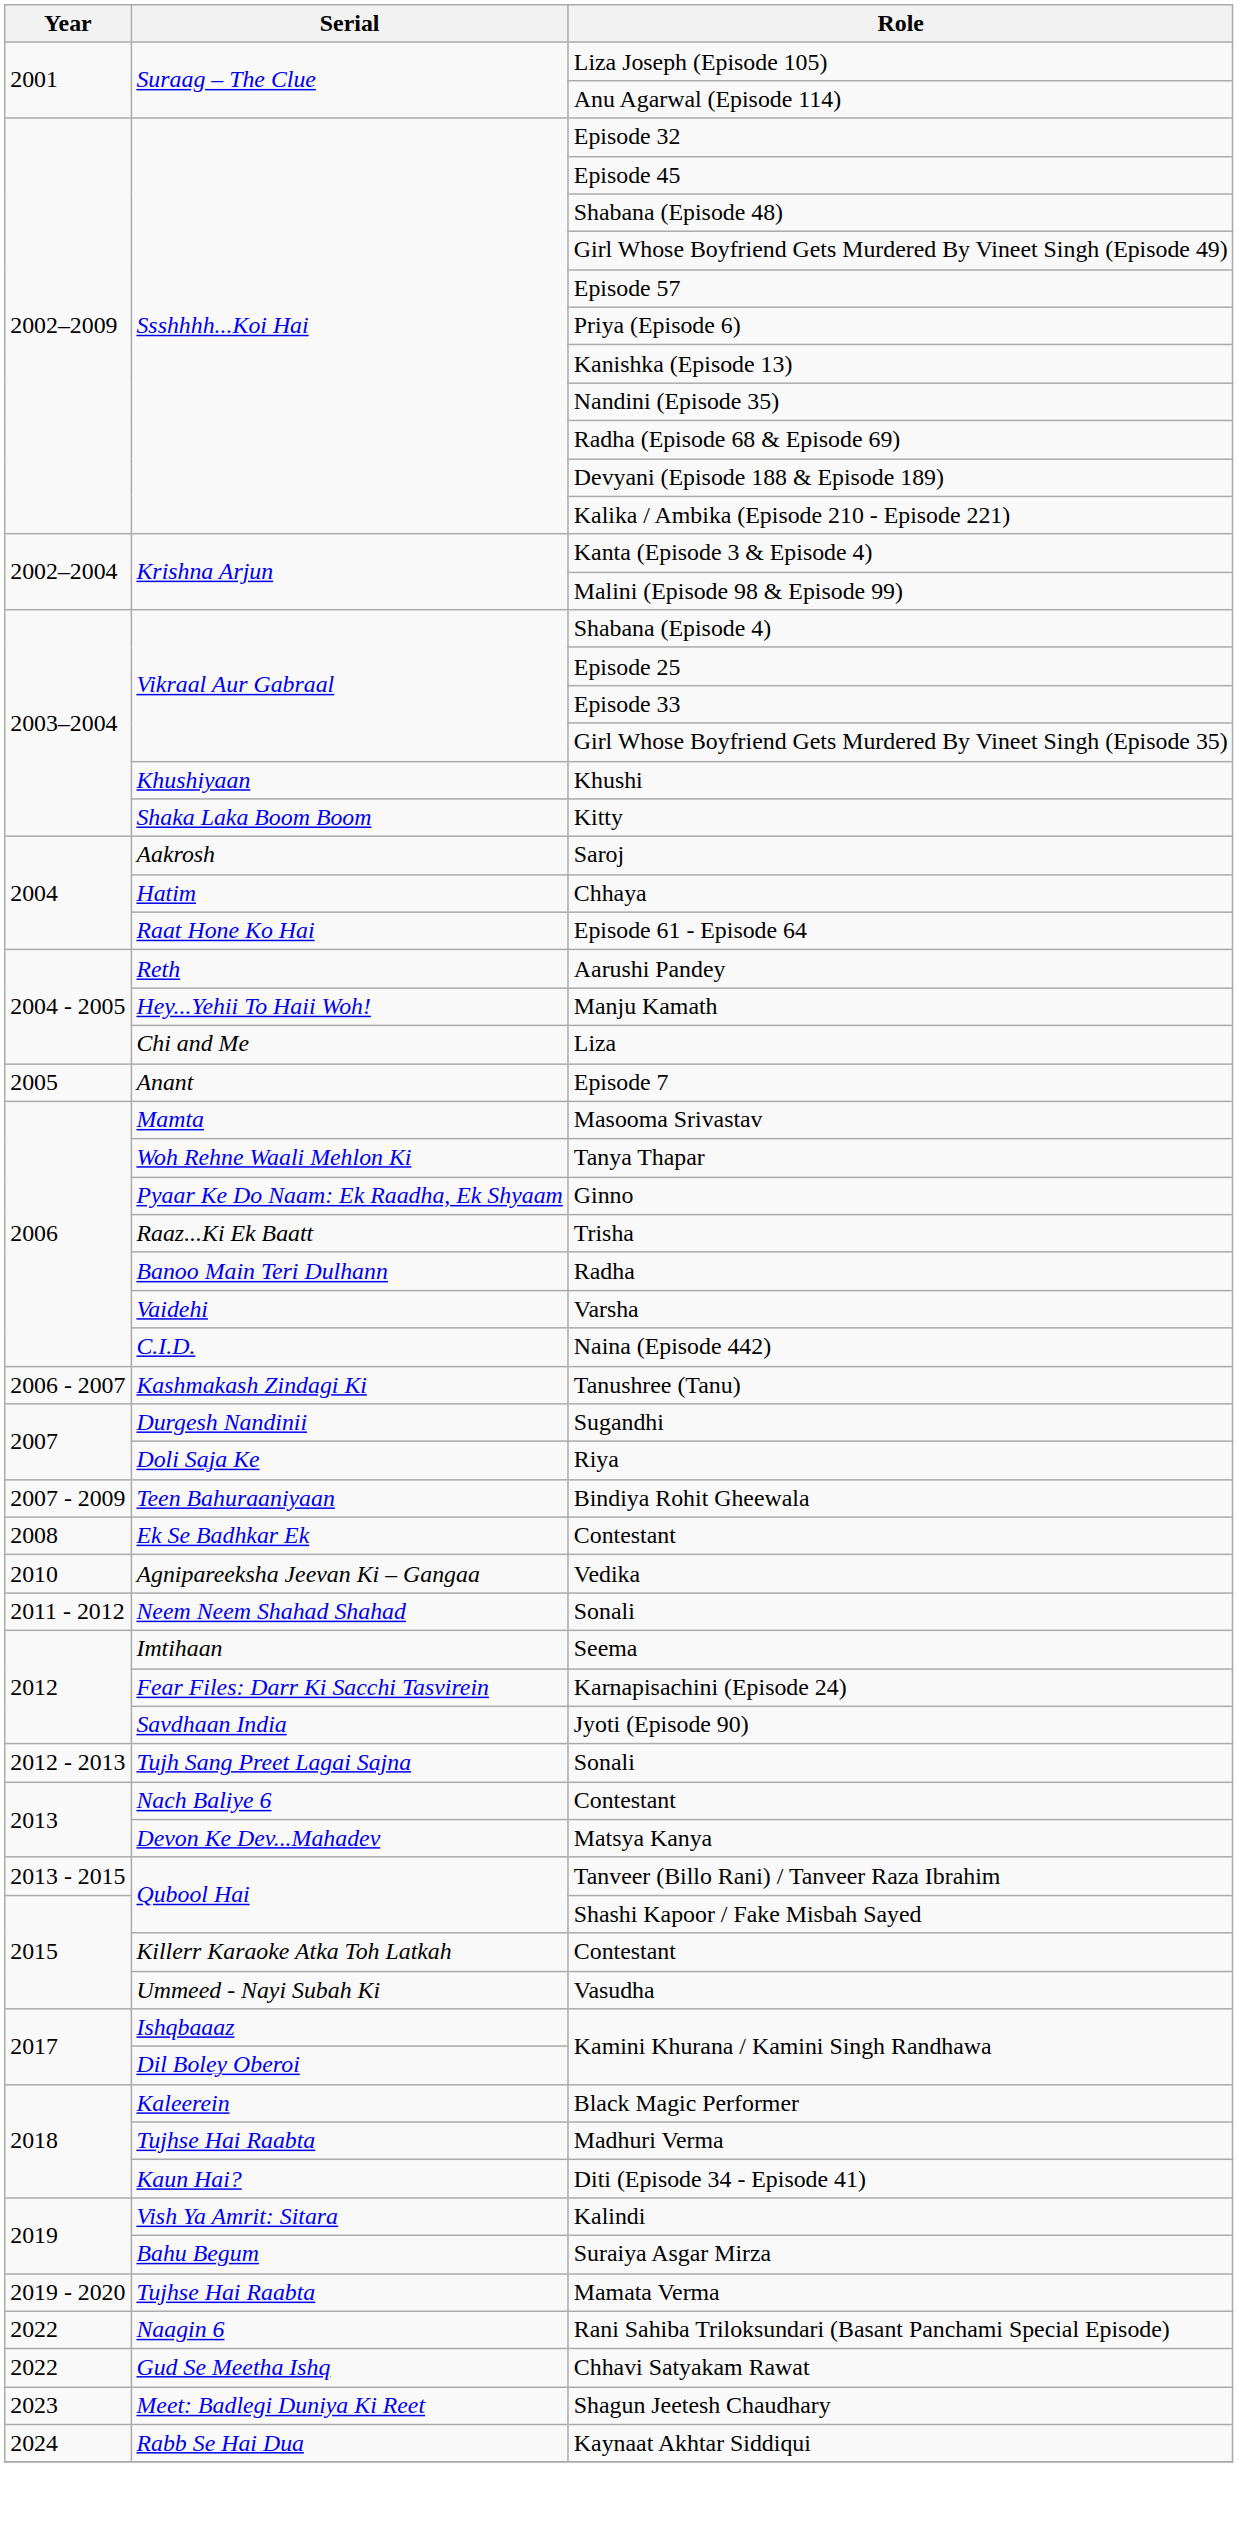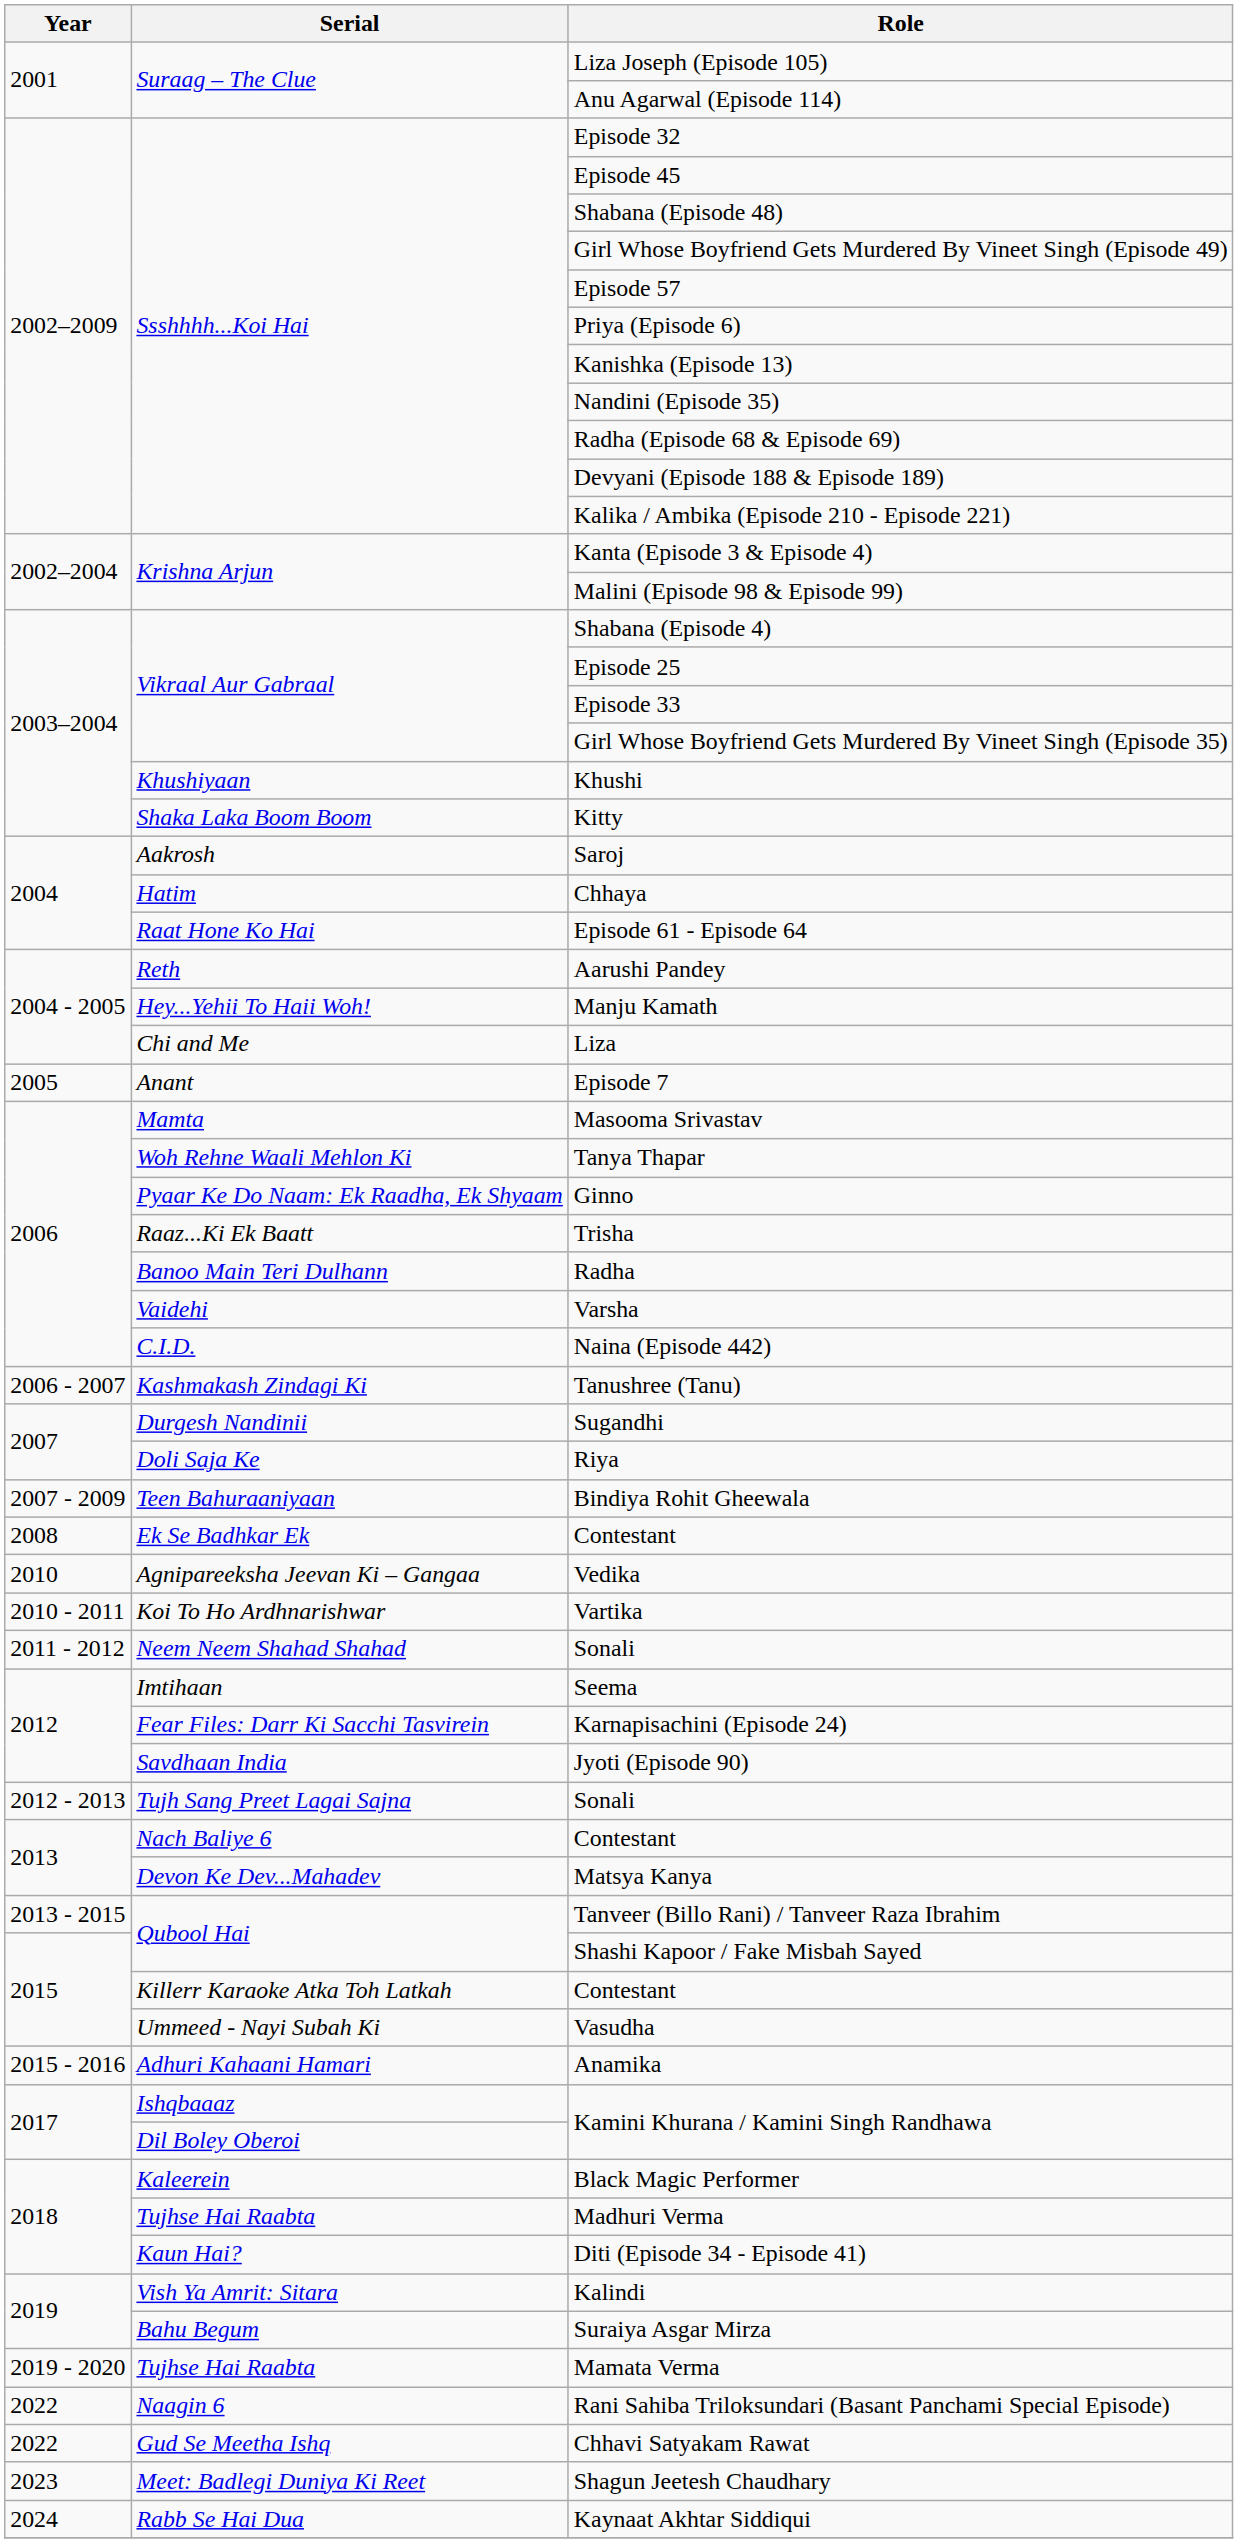+ row: (261, 1611)
+ row: (254, 2065)
